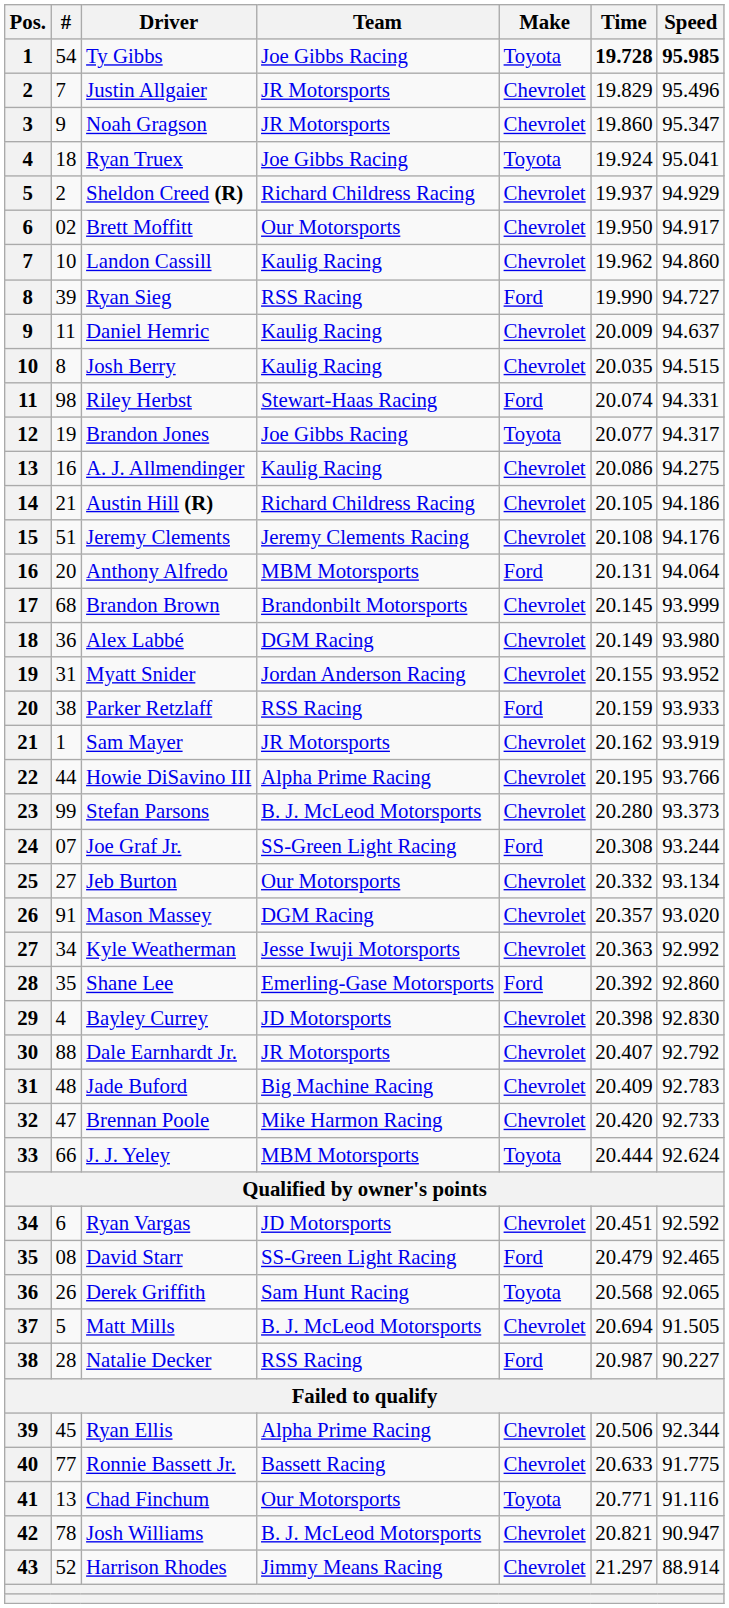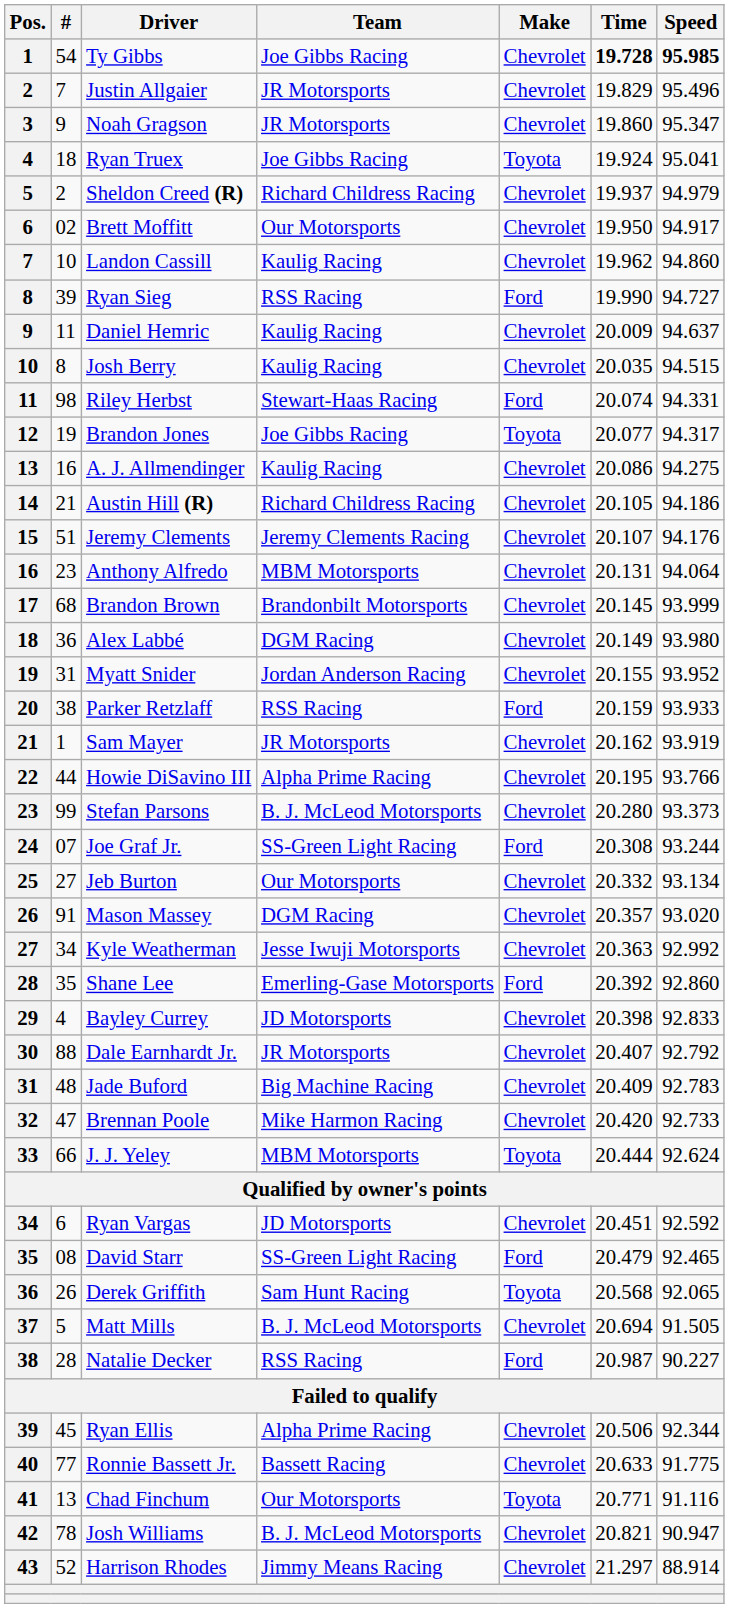(532, 56) Toyota -> (545, 56) Chevrolet
(691, 193) 94.929 -> (691, 193) 94.979
(624, 536) 20.108 -> (624, 536) 20.107
(66, 571) 20 -> (66, 571) 23
(523, 571) Ford -> (545, 571) Chevrolet
(691, 1017) 92.830 -> (691, 1017) 92.833
